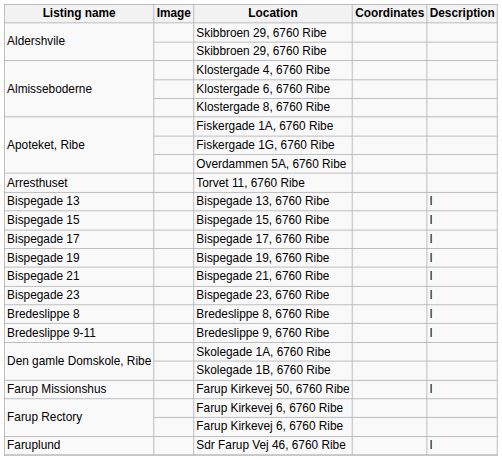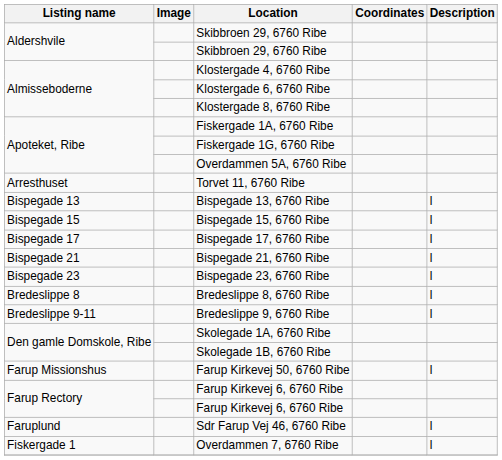- row: (43, 257)
+ row: (41, 445)
